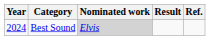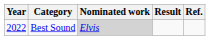(16, 27) 2024 -> (16, 27) 2022
